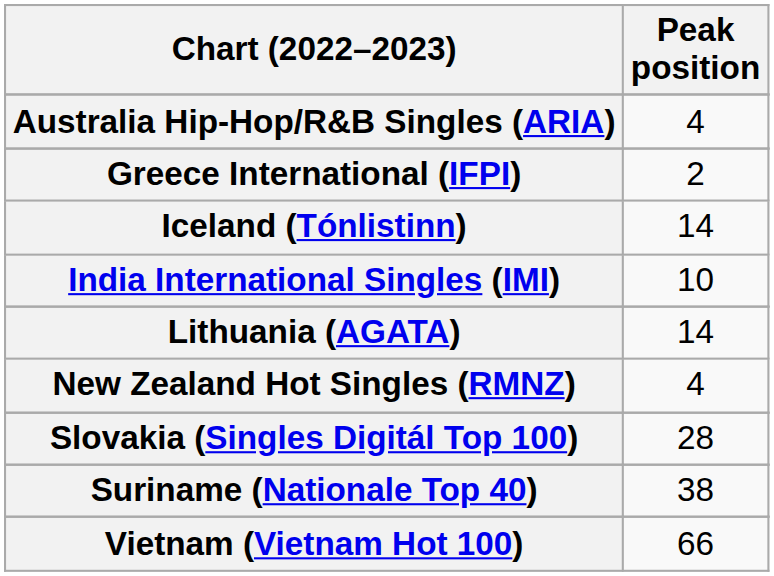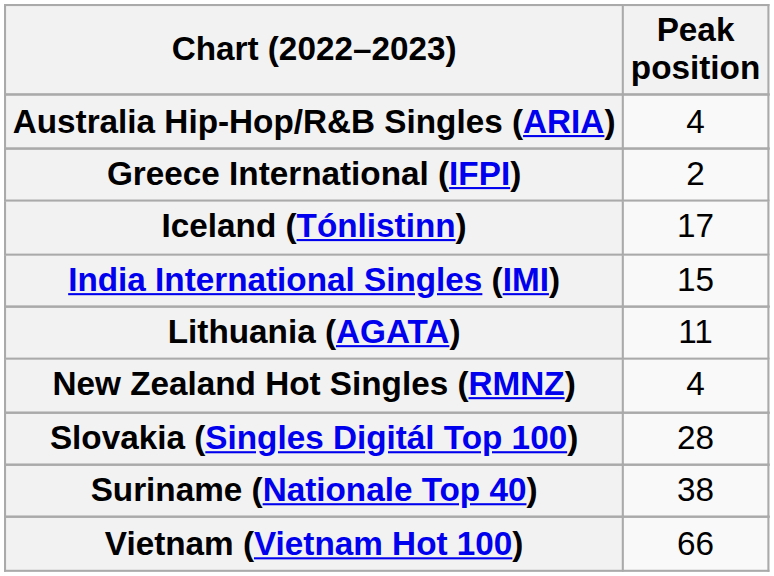(696, 226) 14 -> (696, 226) 17
(696, 279) 10 -> (696, 279) 15
(696, 332) 14 -> (696, 332) 11
